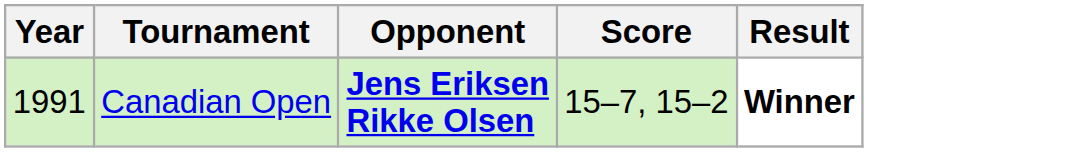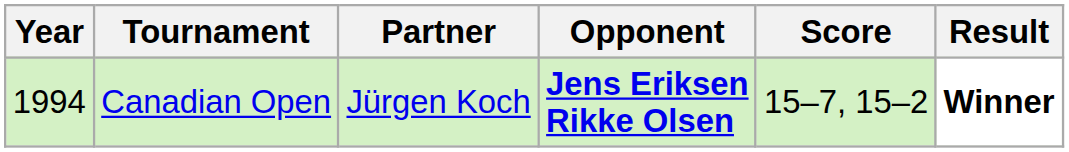+ column: (439, 31)
(49, 102) 1991 -> (49, 102) 1994
